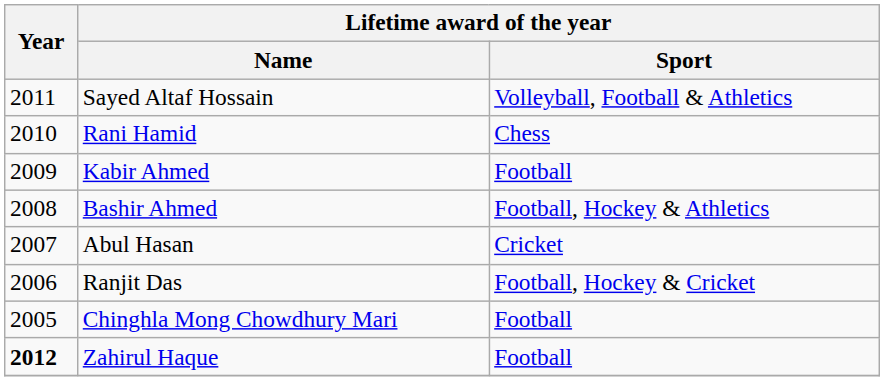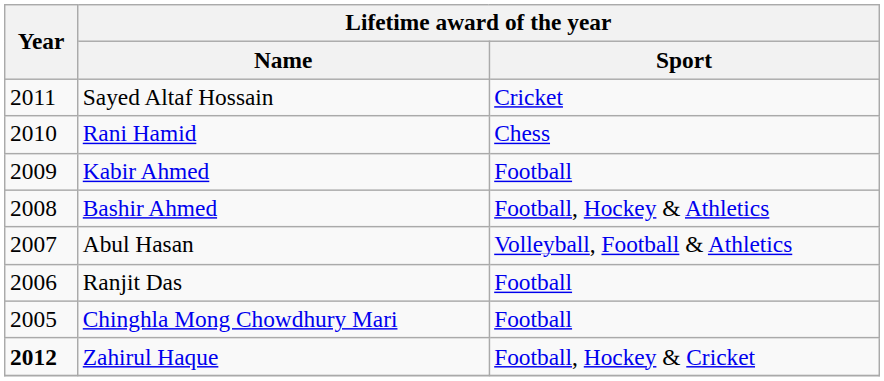(643, 97) Volleyball, Football & Athletics -> (529, 97) Cricket
(529, 245) Cricket -> (643, 245) Volleyball, Football & Athletics
(625, 282) Football, Hockey & Cricket -> (533, 282) Football
(533, 356) Football -> (625, 356) Football, Hockey & Cricket
